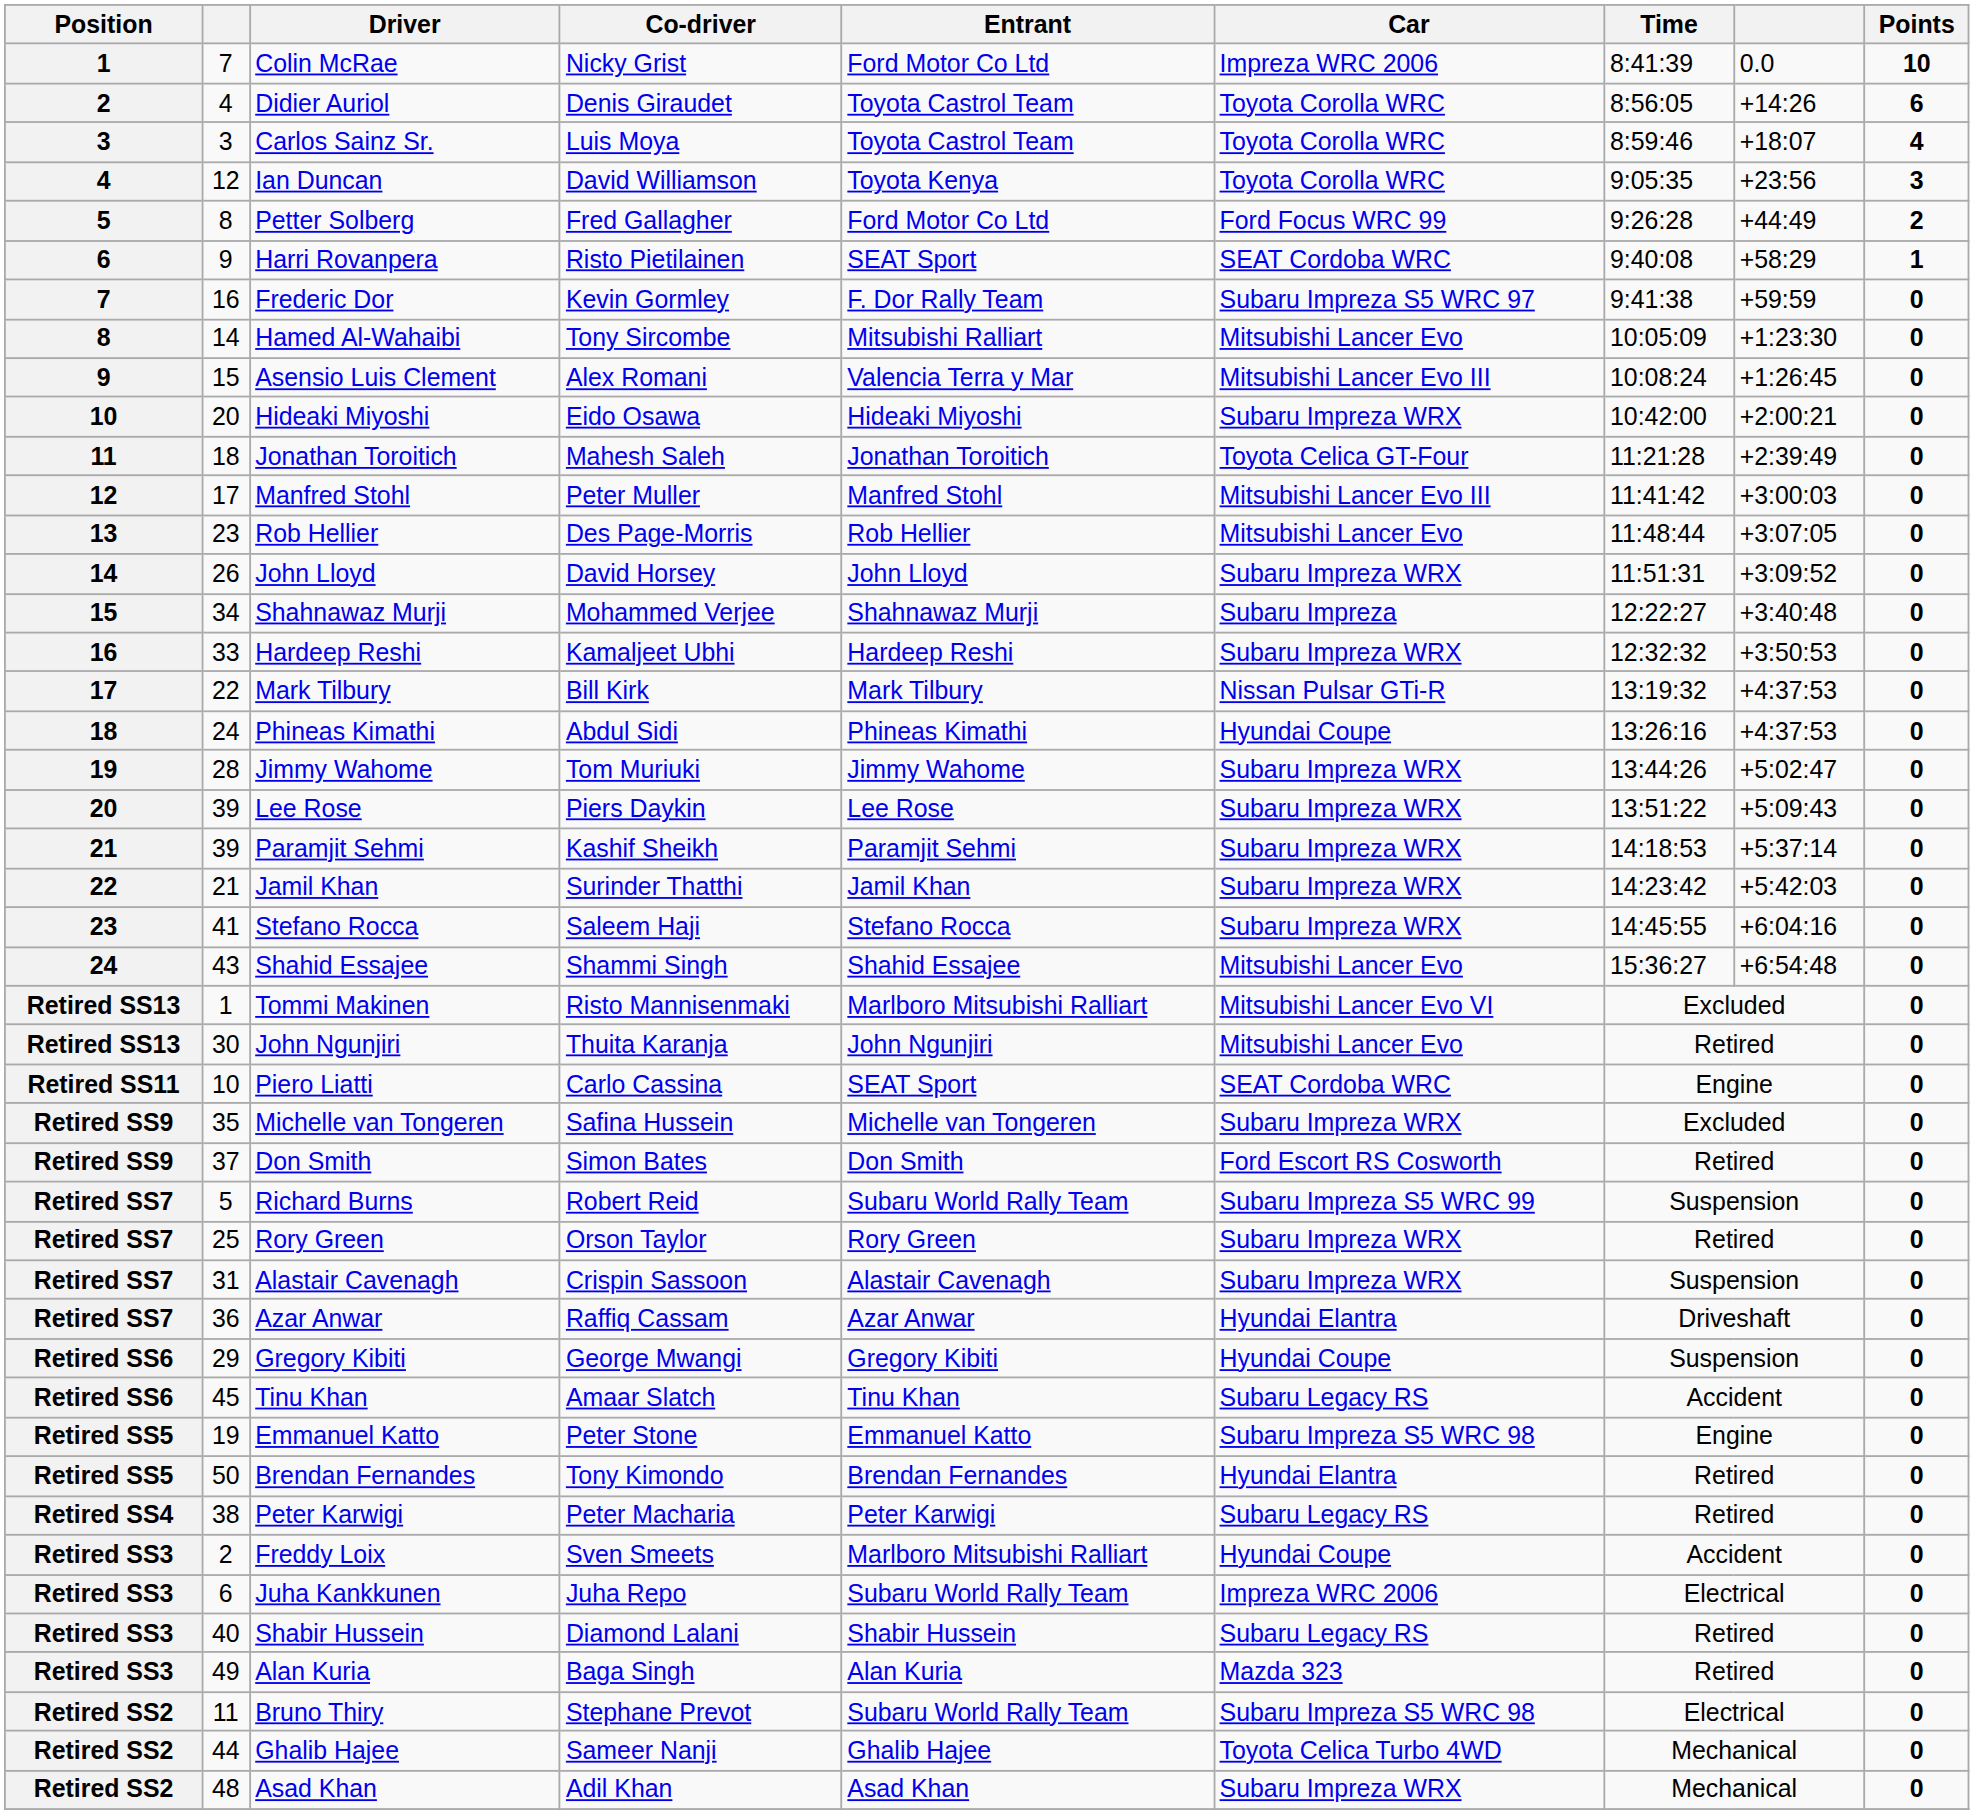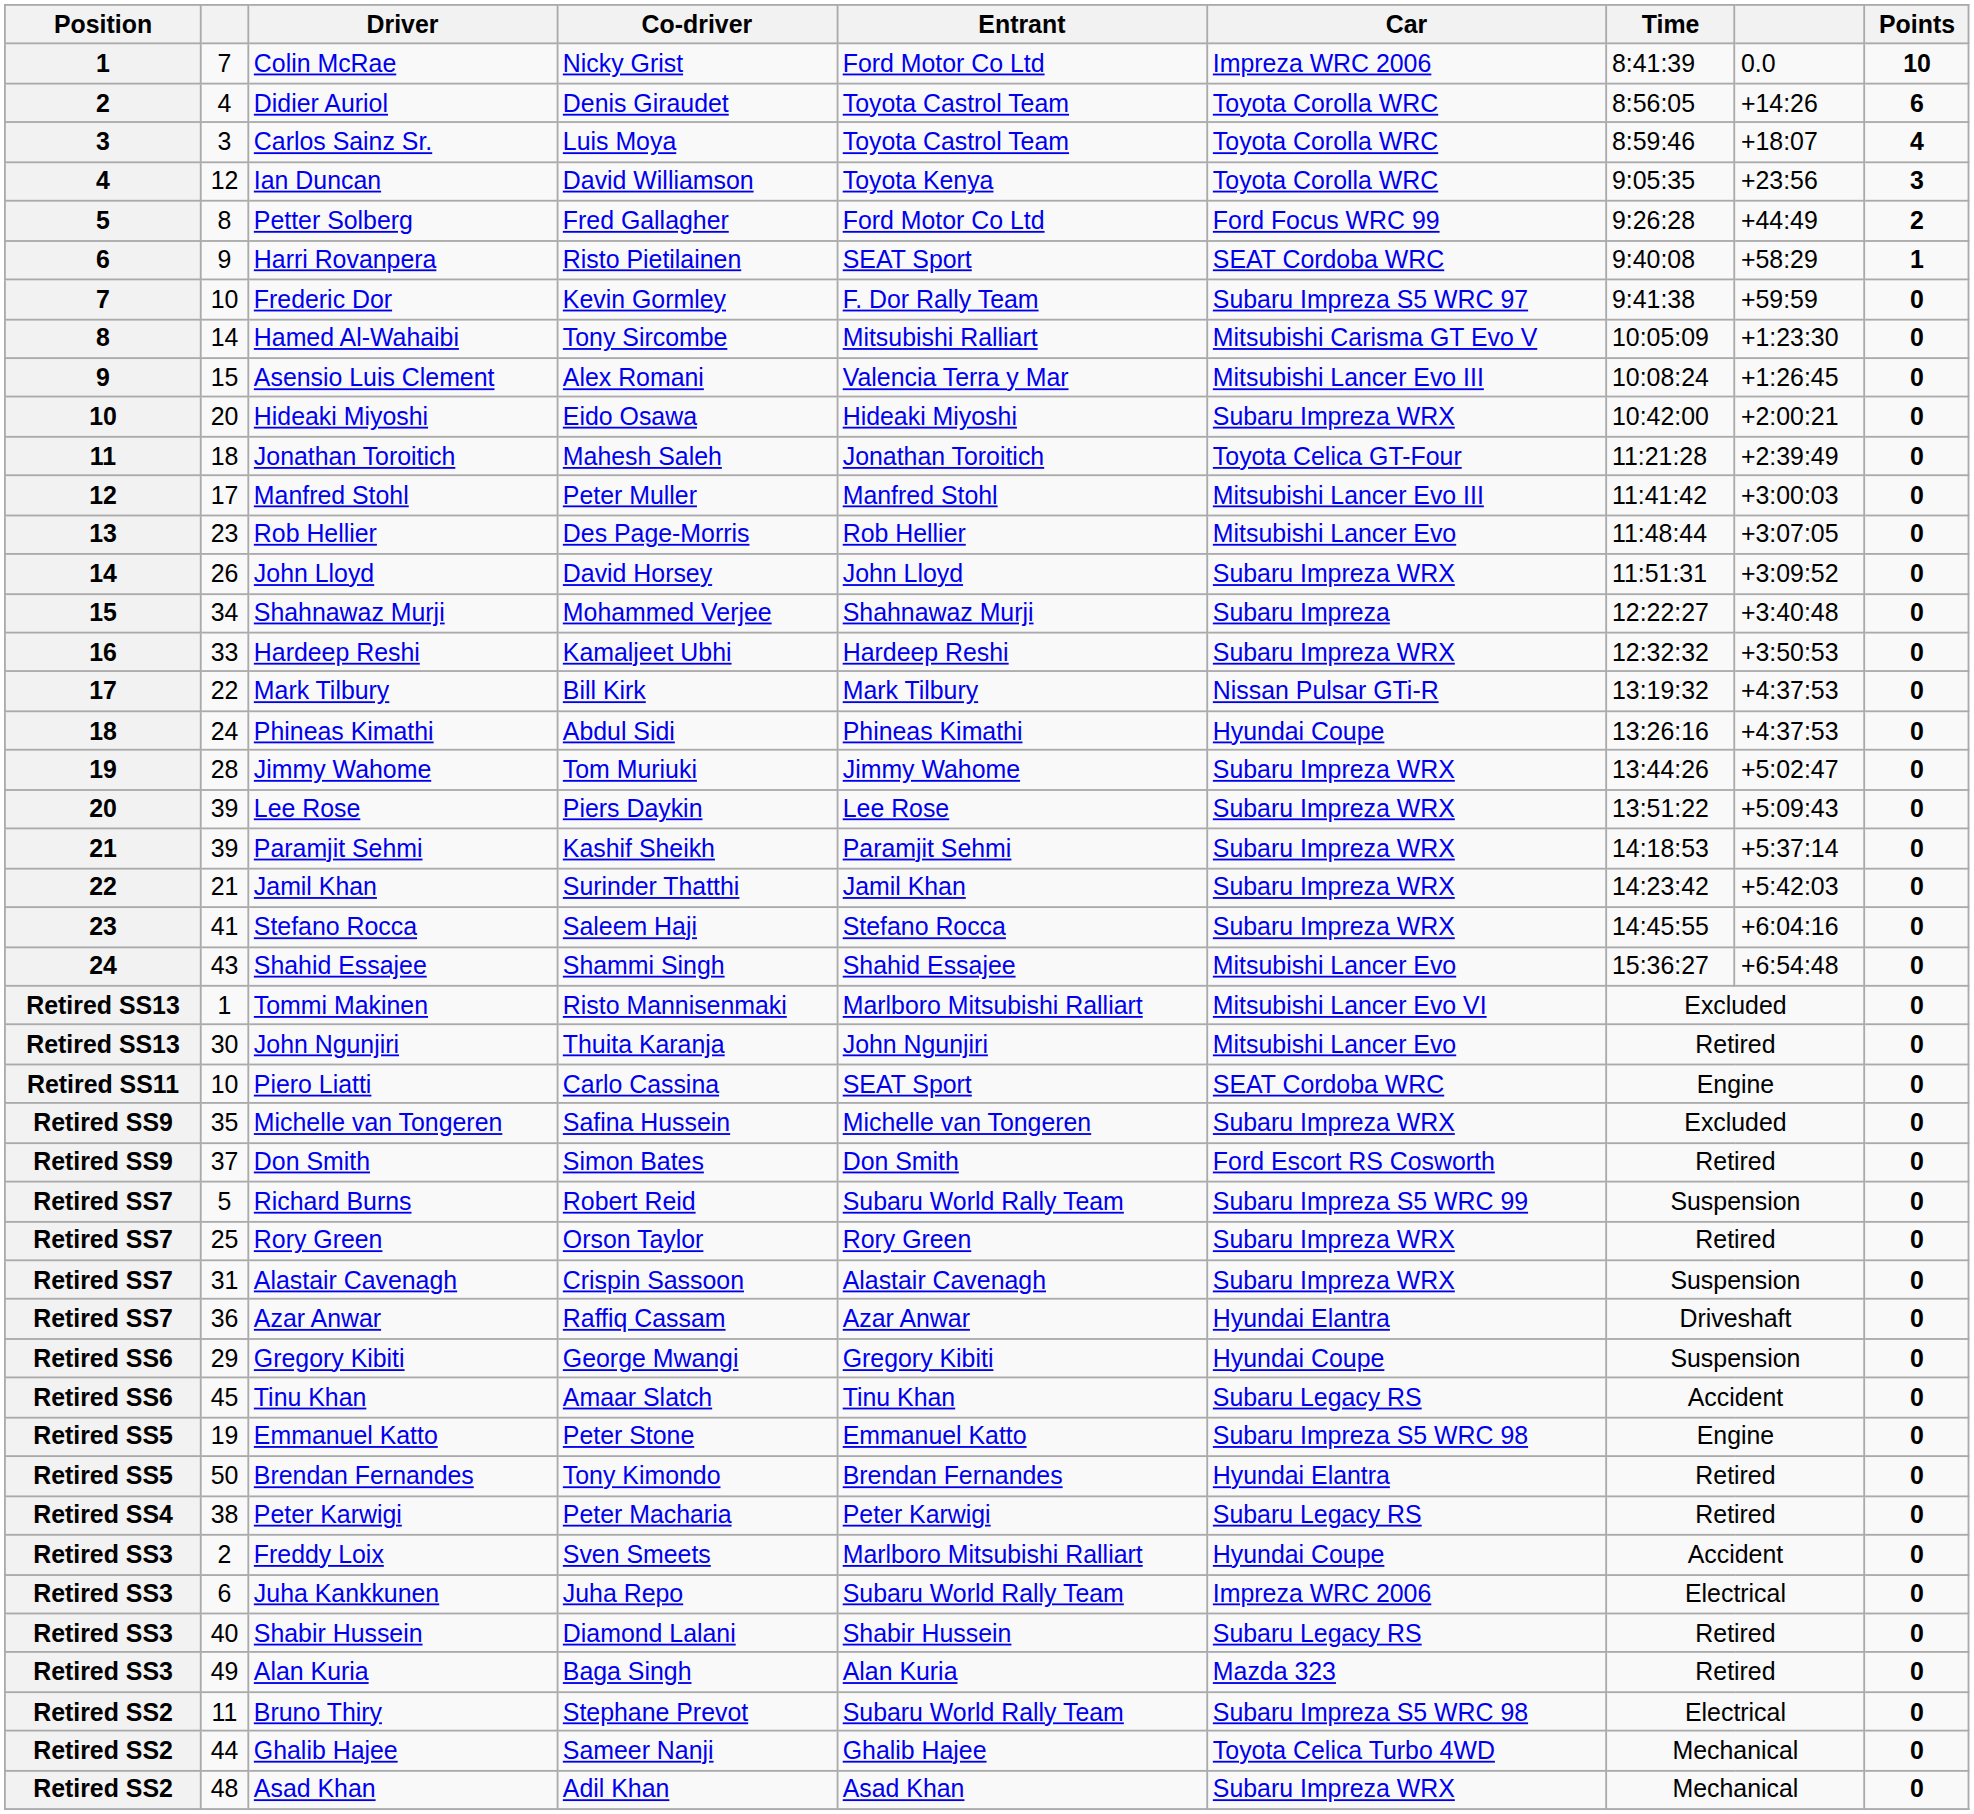(226, 299) 16 -> (225, 299) 10
(1341, 338) Mitsubishi Lancer Evo -> (1375, 338) Mitsubishi Carisma GT Evo V
